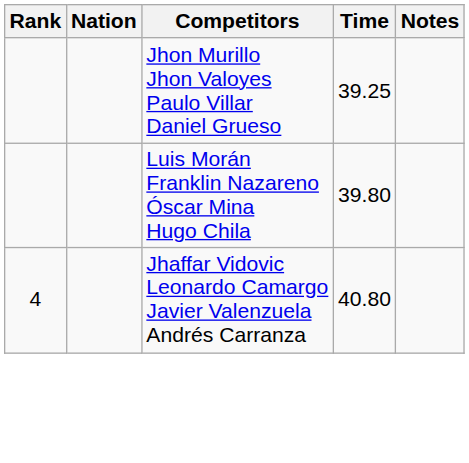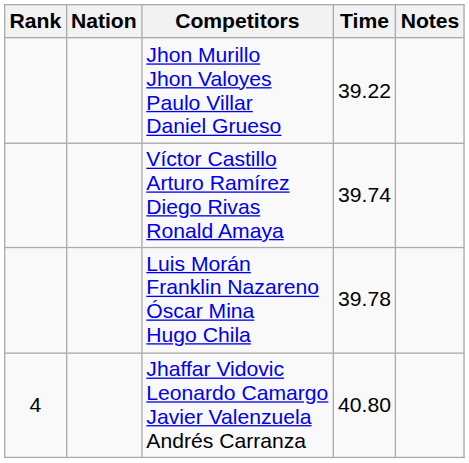(365, 90) 39.25 -> (365, 90) 39.22
+ row: (218, 195)
(365, 195) 39.80 -> (365, 299) 39.78
